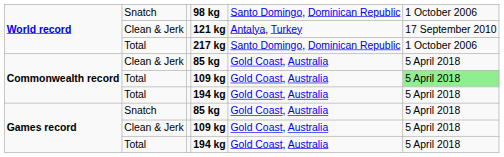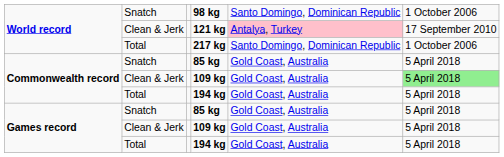(266, 29) no background -> (266, 29) pink background
(154, 62) Clean & Jerk -> (140, 62) Snatch
(135, 78) Total -> (154, 78) Clean & Jerk
